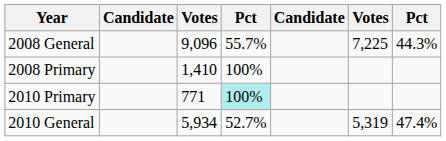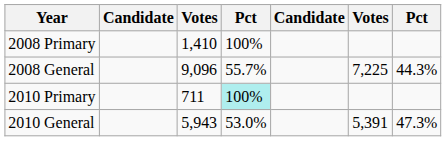rows swapped: (52, 70) <-> (51, 43)
(193, 96) 771 -> (193, 96) 711
(199, 122) 5,934 -> (199, 122) 5,943
(246, 122) 52.7% -> (246, 122) 53.0%
(370, 122) 5,319 -> (370, 122) 5,391
(417, 122) 47.4% -> (417, 122) 47.3%
